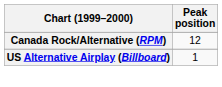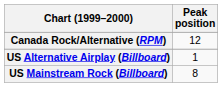+ row: (88, 73)
